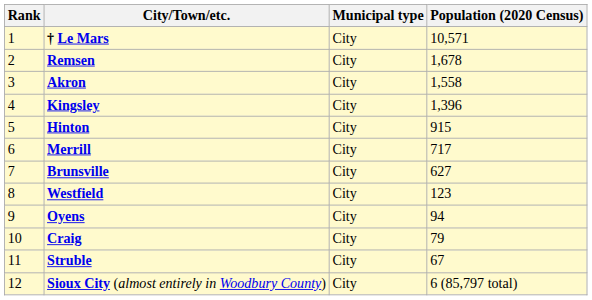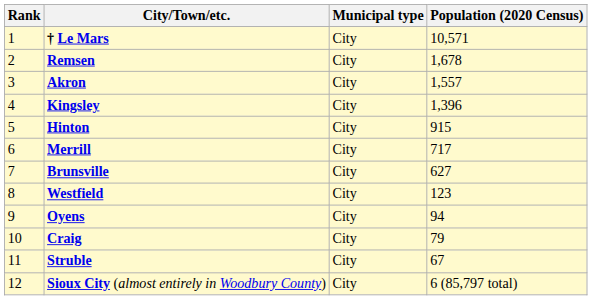(446, 82) 1,558 -> (446, 82) 1,557
